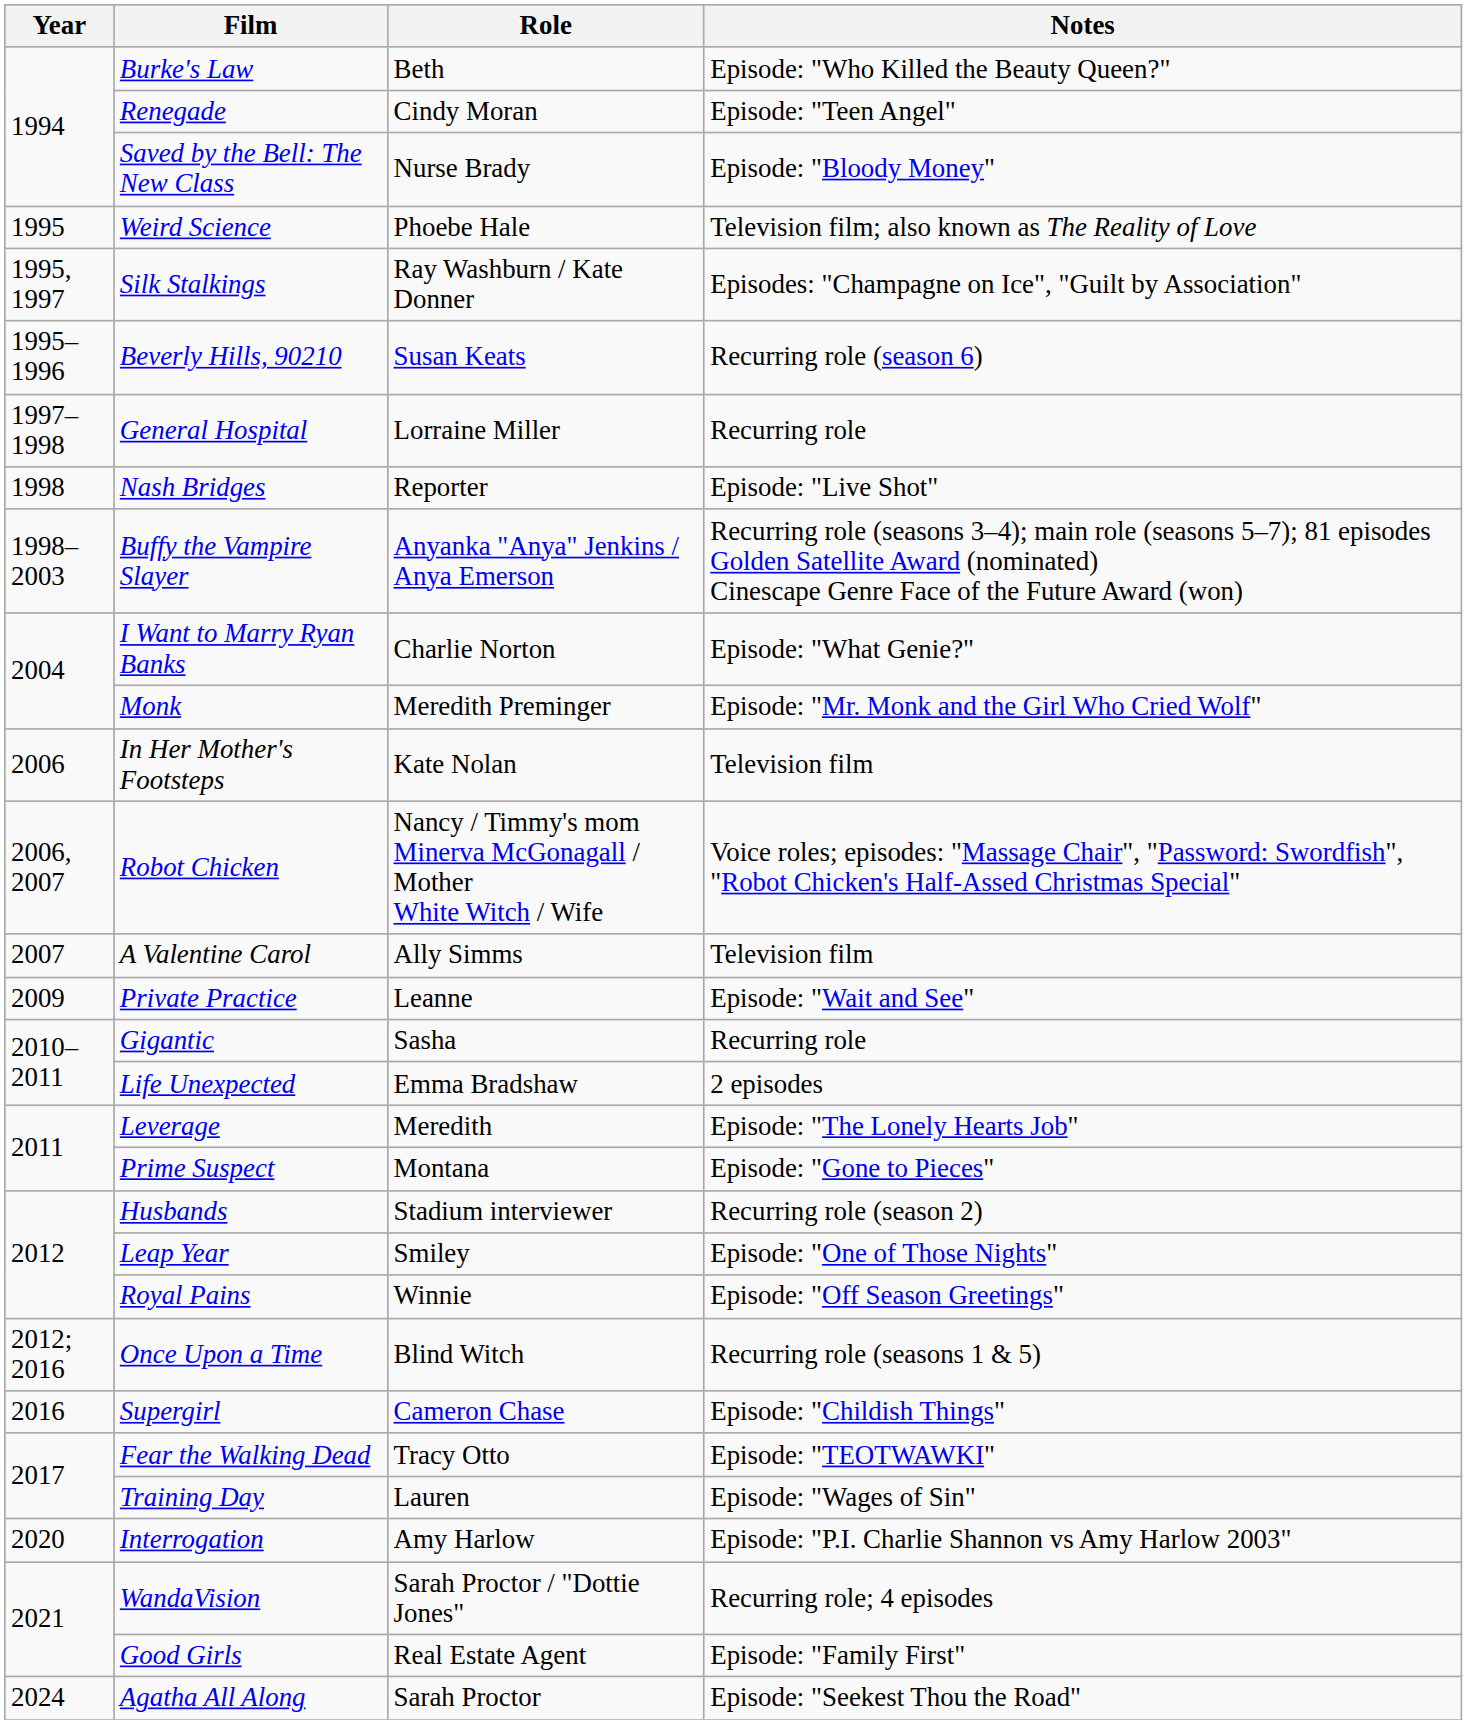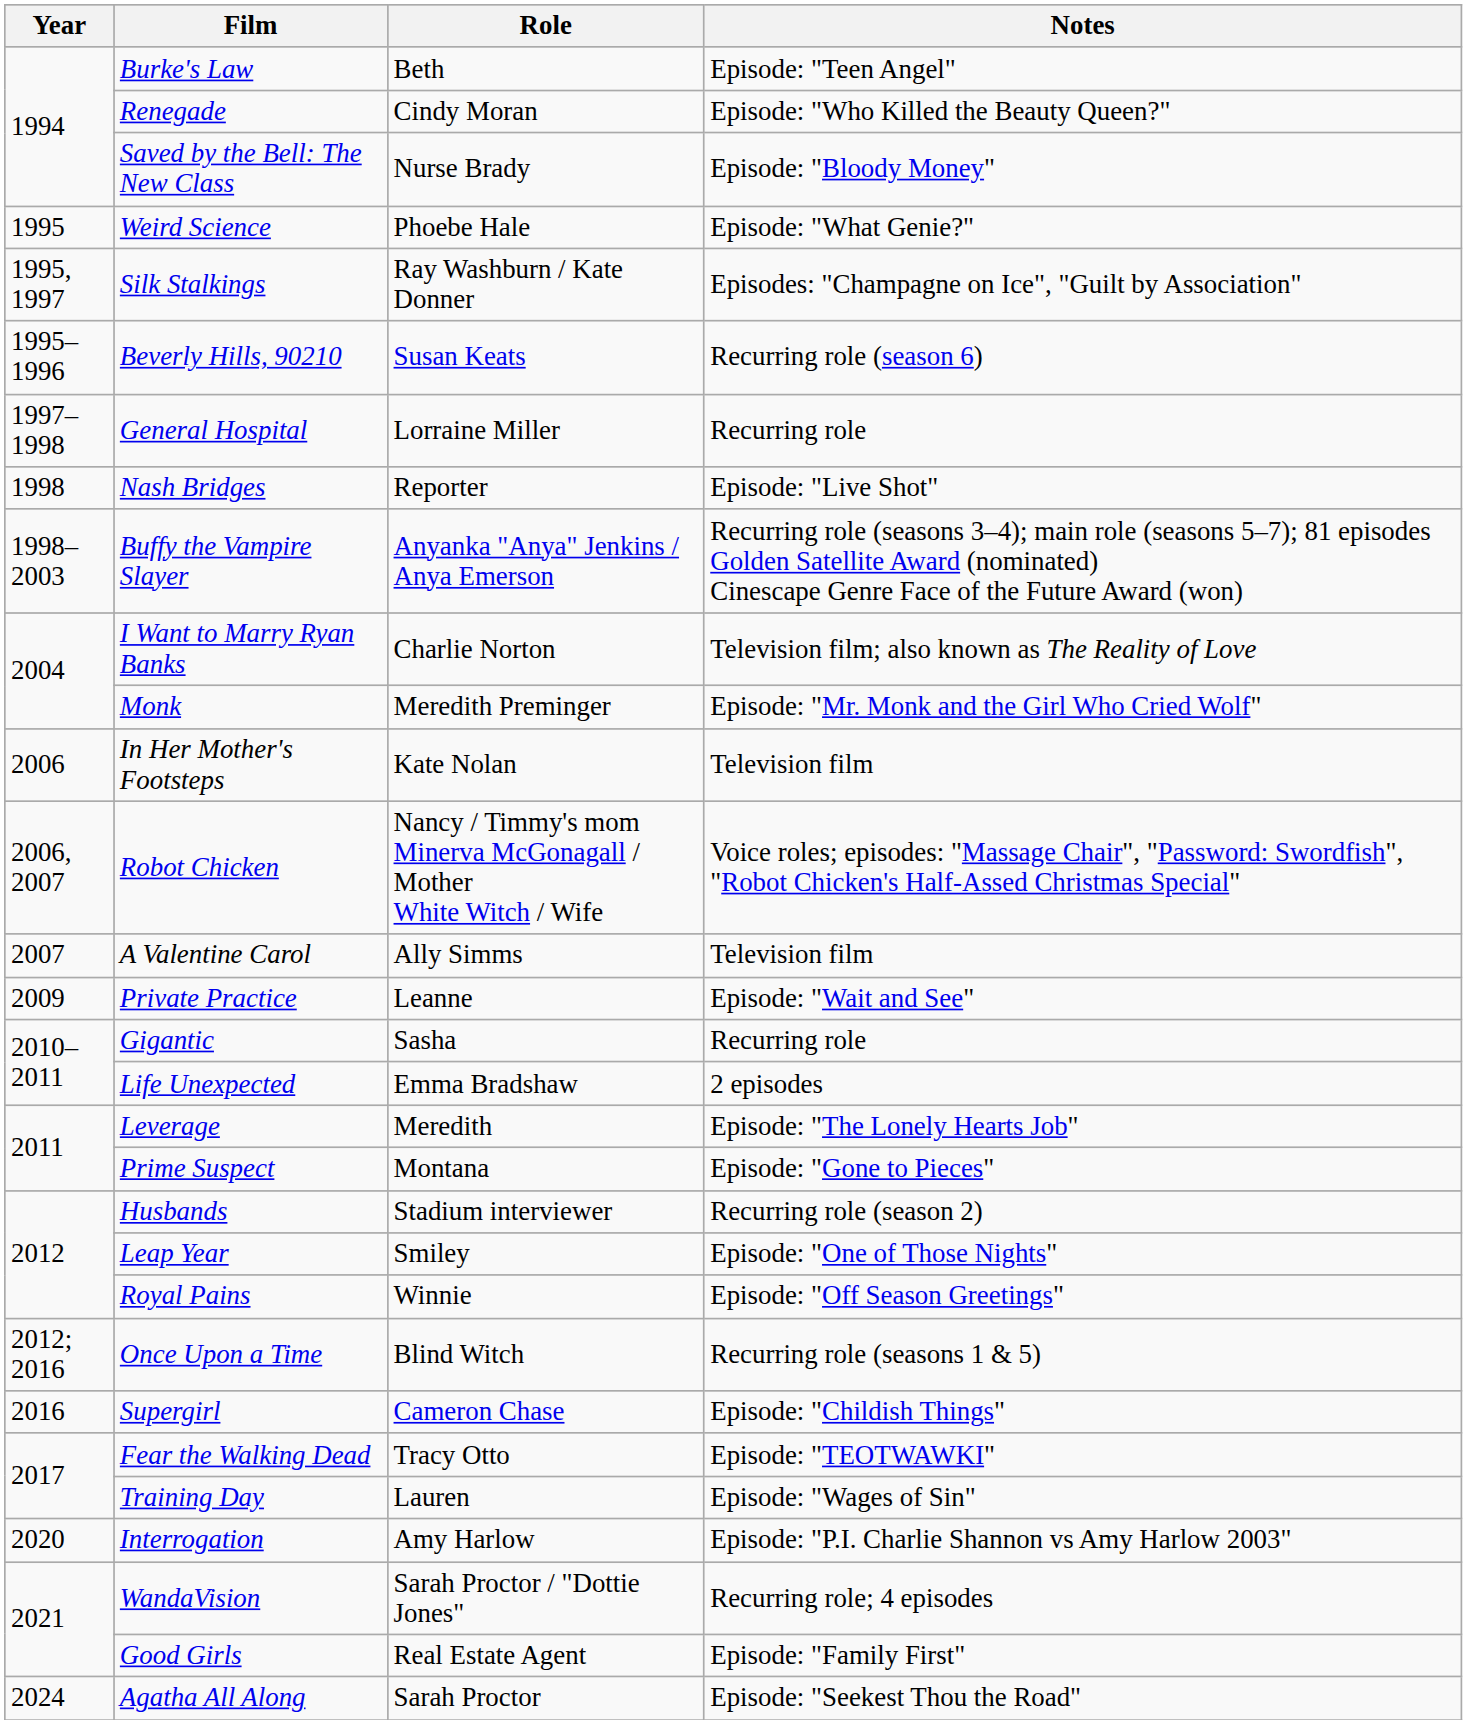(940, 68) Episode: "Who Killed the Beauty Queen?" -> (833, 68) Episode: "Teen Angel"
(833, 111) Episode: "Teen Angel" -> (940, 111) Episode: "Who Killed the Beauty Queen?"
(983, 226) Television film; also known as The Reality of Love -> (842, 226) Episode: "What Genie?"
(842, 648) Episode: "What Genie?" -> (983, 648) Television film; also known as The Reality of Love
